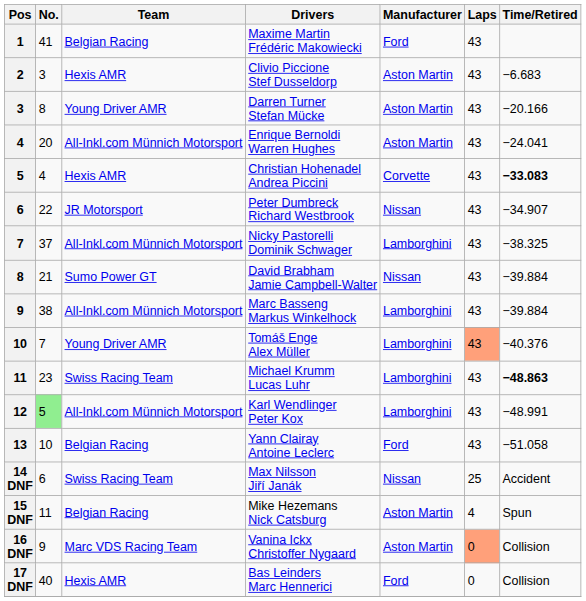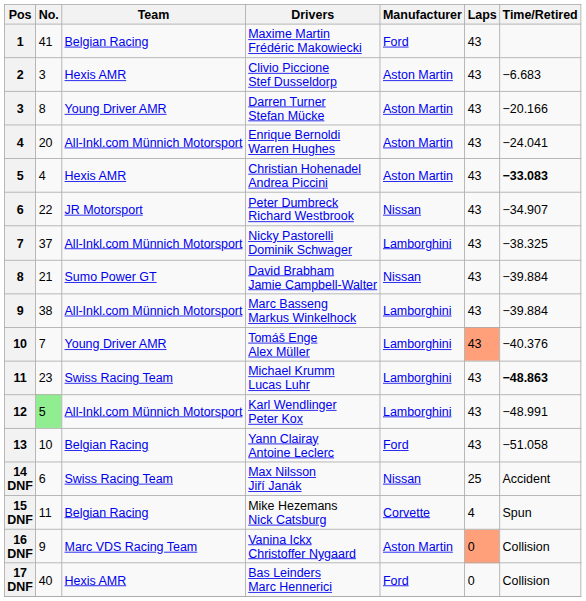(407, 176) Corvette -> (418, 176) Aston Martin
(418, 513) Aston Martin -> (407, 513) Corvette
